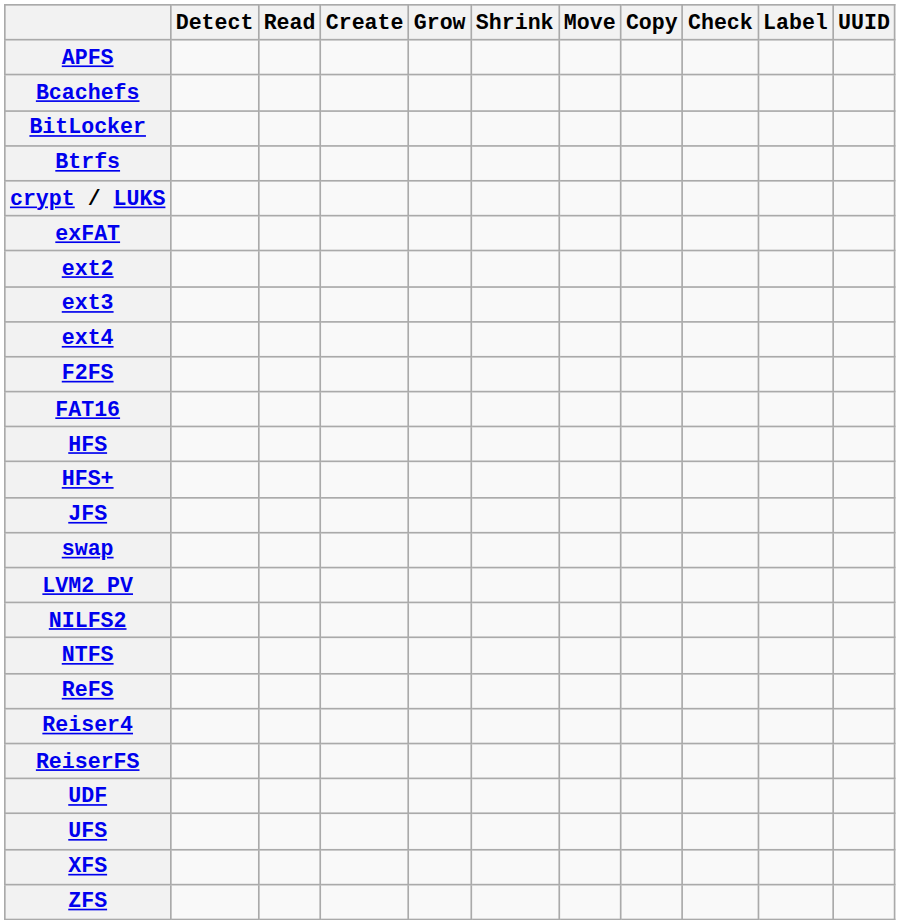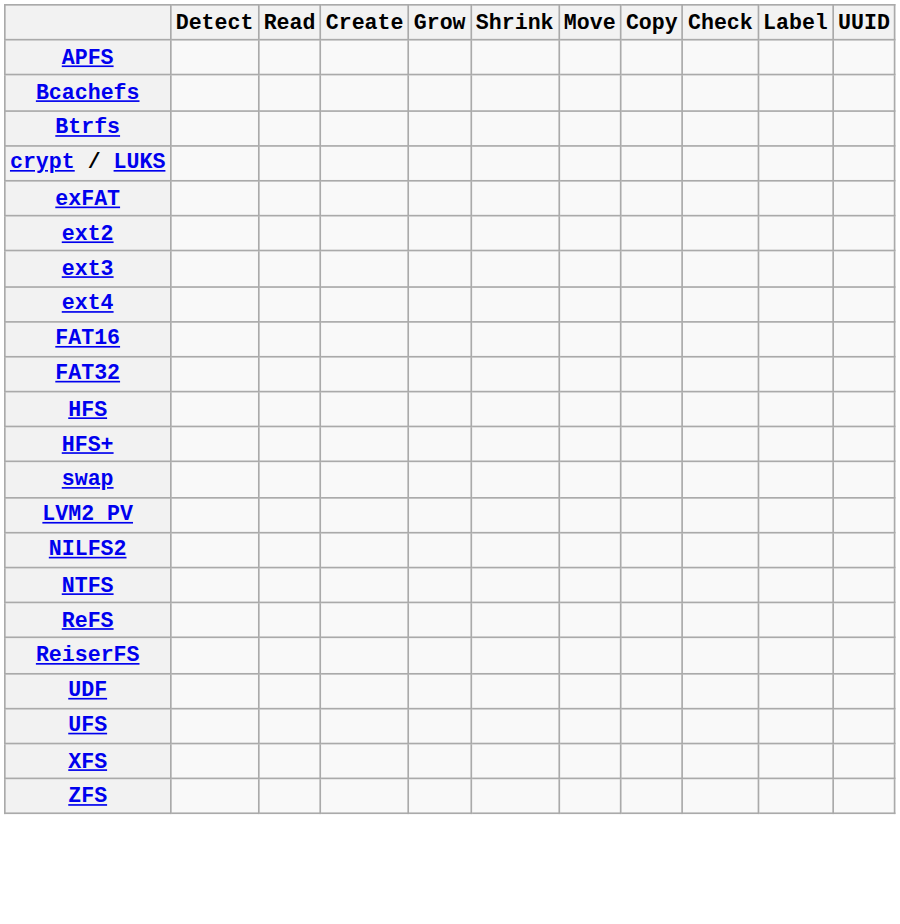- row: (88, 128)
- row: (88, 374)
+ row: (88, 374)
- row: (88, 515)
- row: (88, 726)
